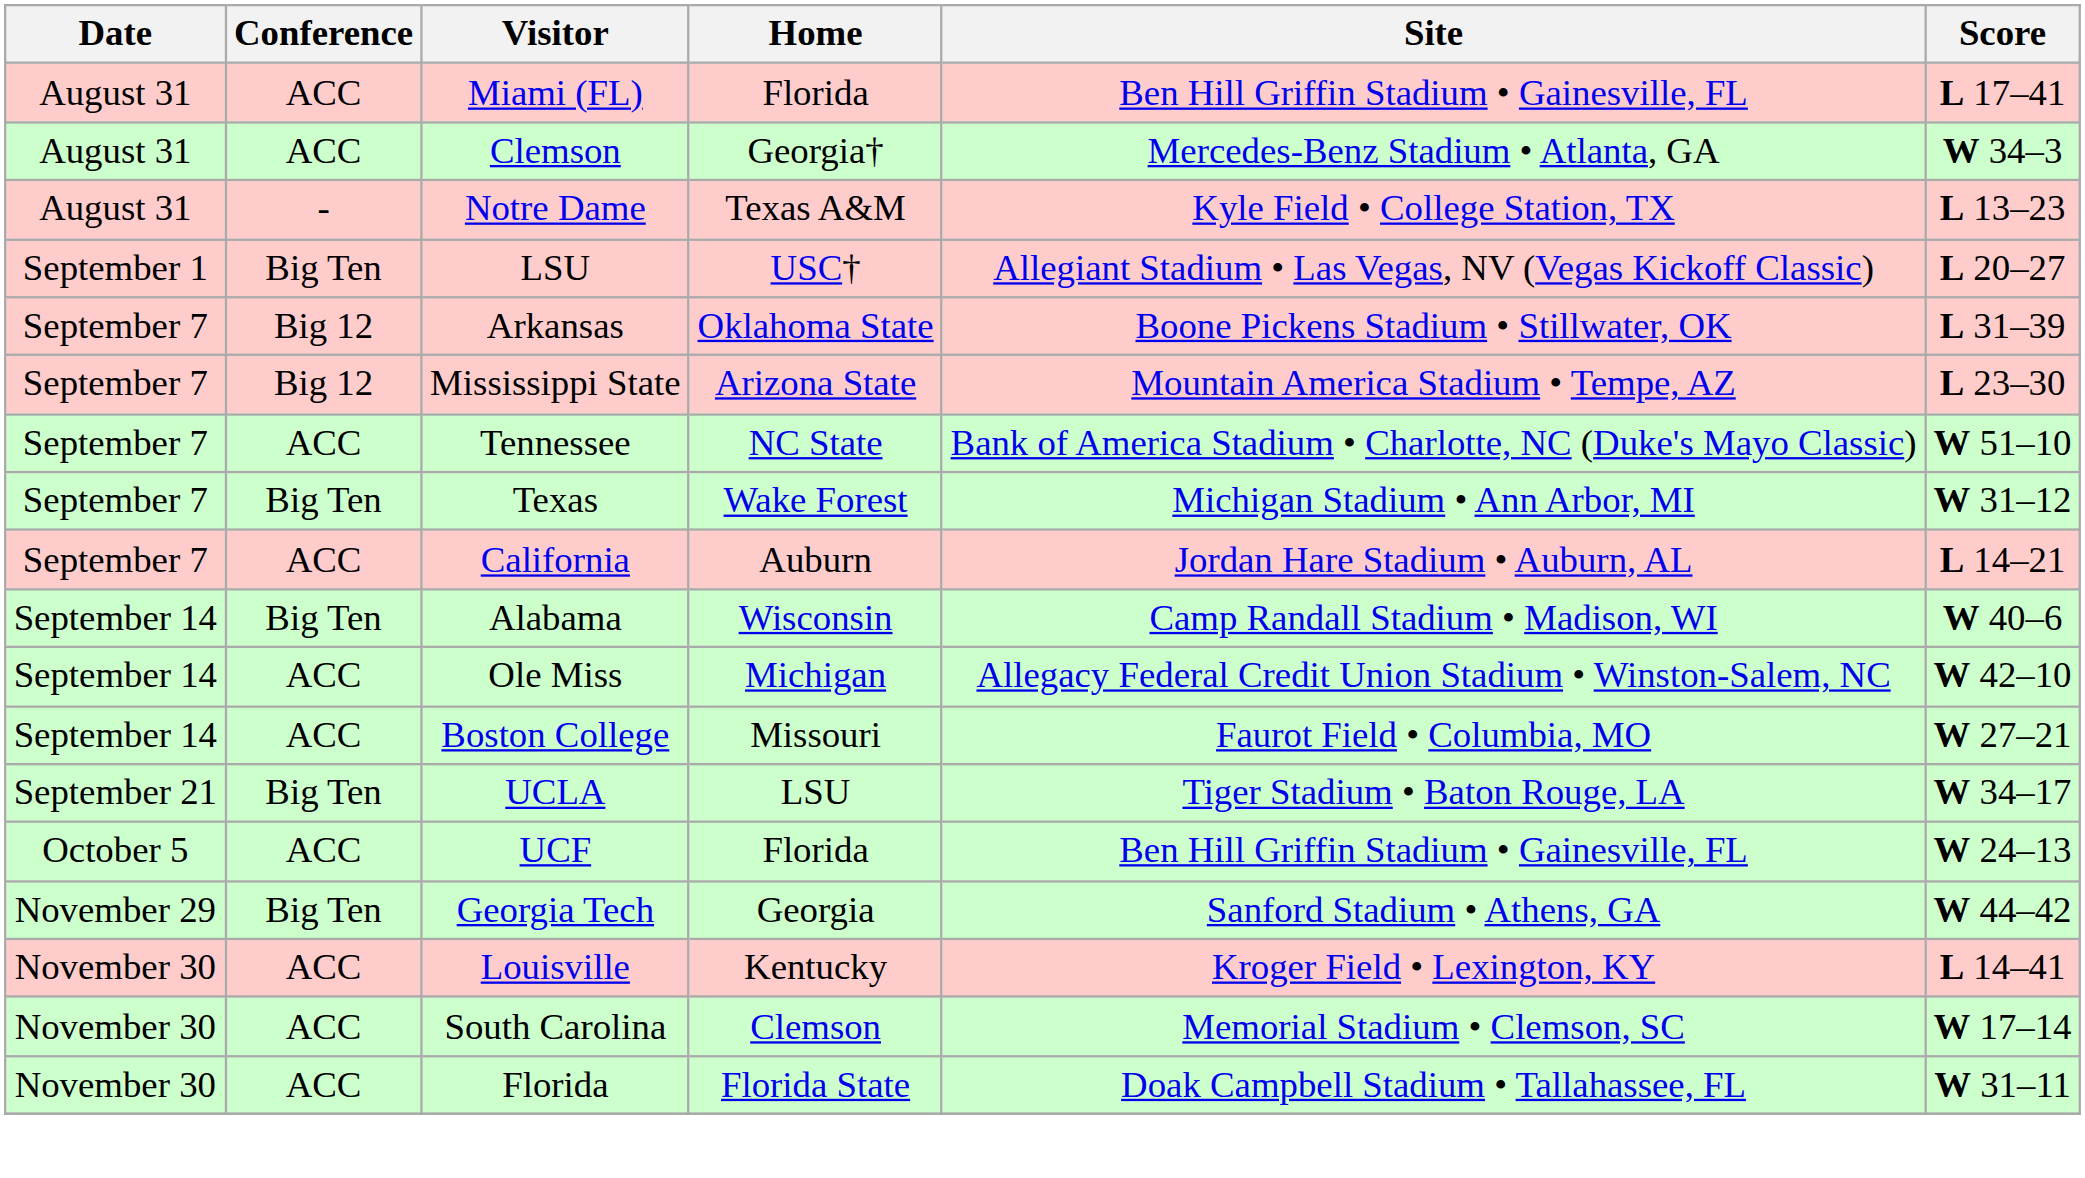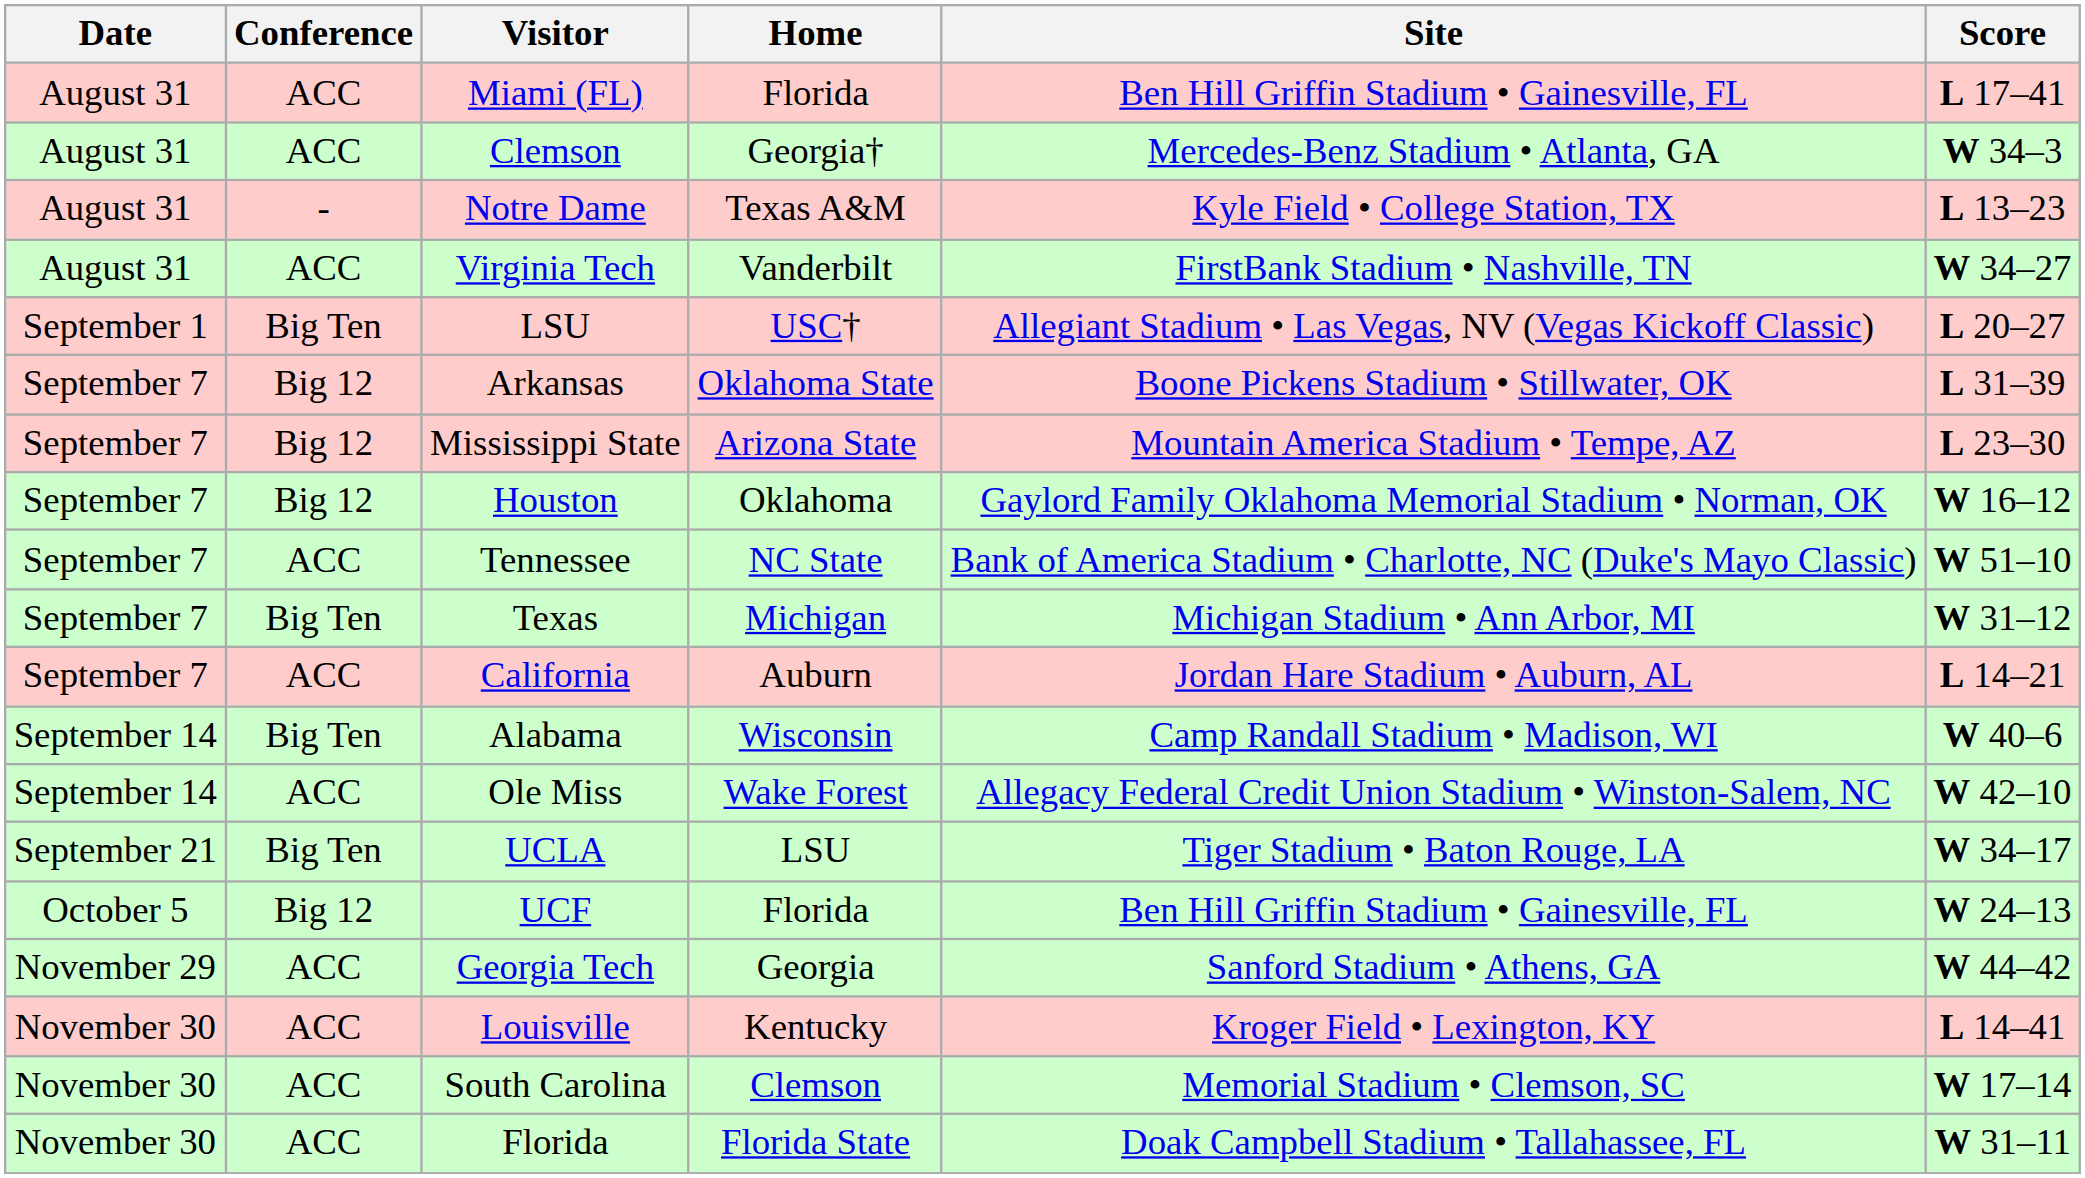+ row: (555, 267)
+ row: (555, 500)
(816, 500) Wake Forest -> (816, 617) Michigan
(816, 675) Michigan -> (816, 792) Wake Forest
- row: (555, 734)
(324, 850) ACC -> (324, 909) Big 12
(324, 909) Big Ten -> (324, 967) ACC
